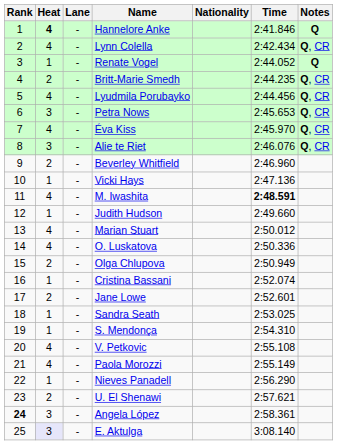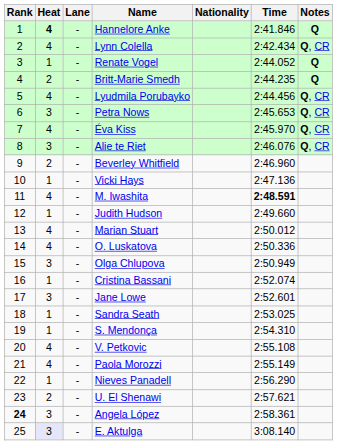(315, 79) Q, CR -> (315, 79) Q
(49, 264) 2 -> (49, 264) 3
(49, 297) 2 -> (49, 297) 3
